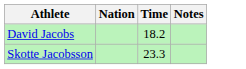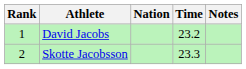+ column: (22, 14)
(154, 34) 18.2 -> (189, 34) 23.2
